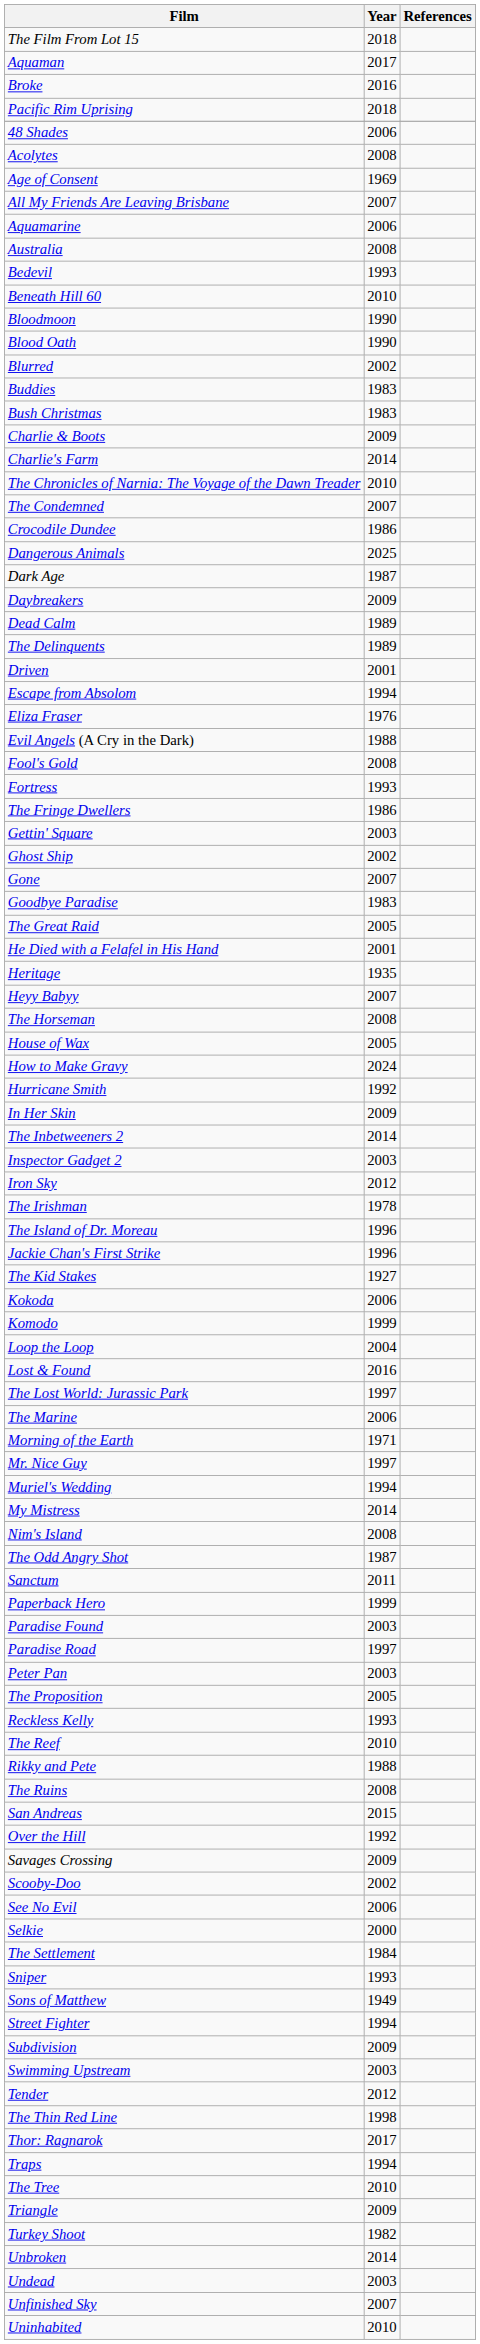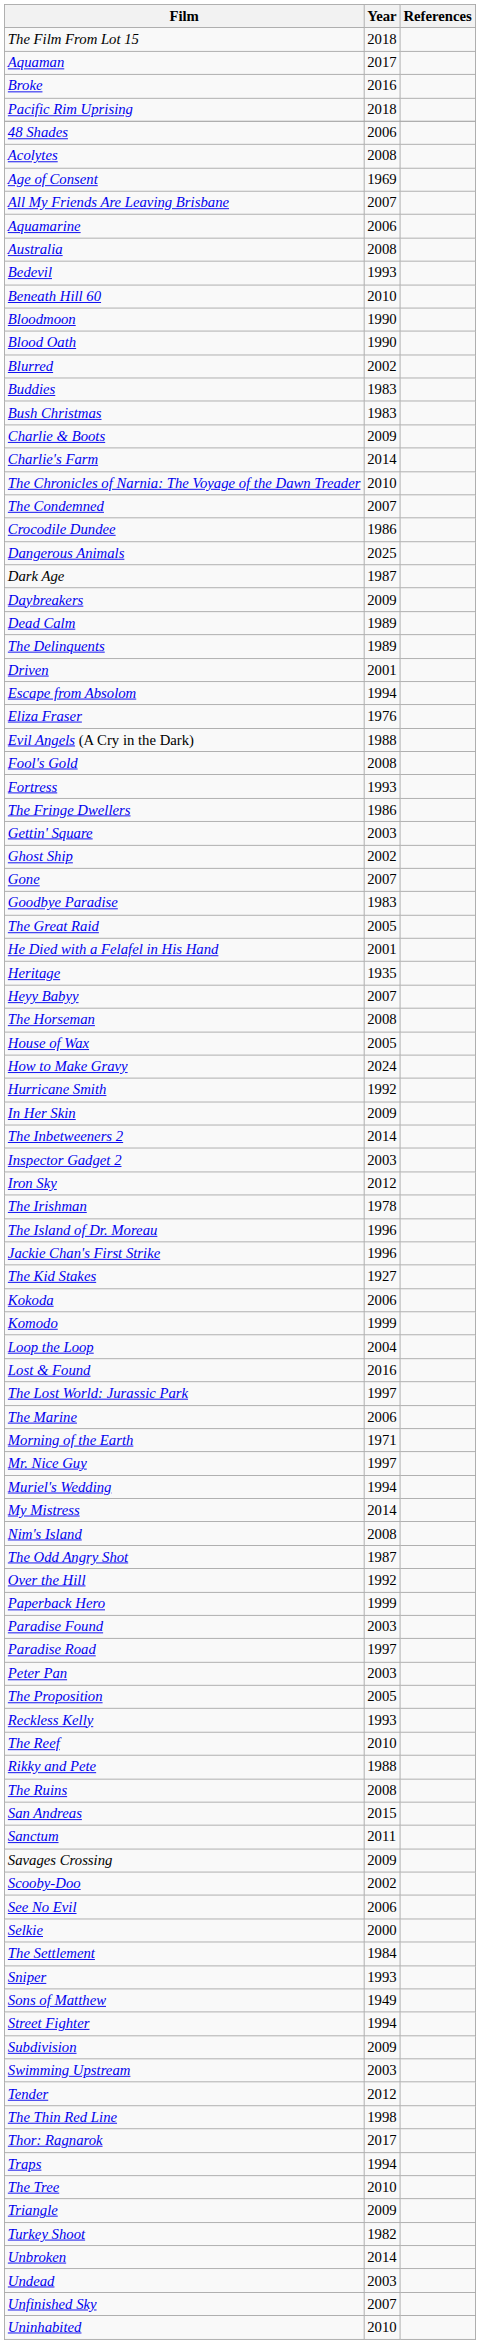rows swapped: (47, 1837) <-> (33, 1580)
